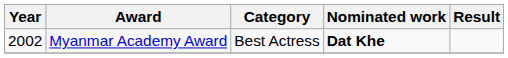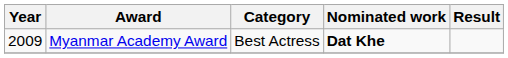(25, 41) 2002 -> (25, 41) 2009
